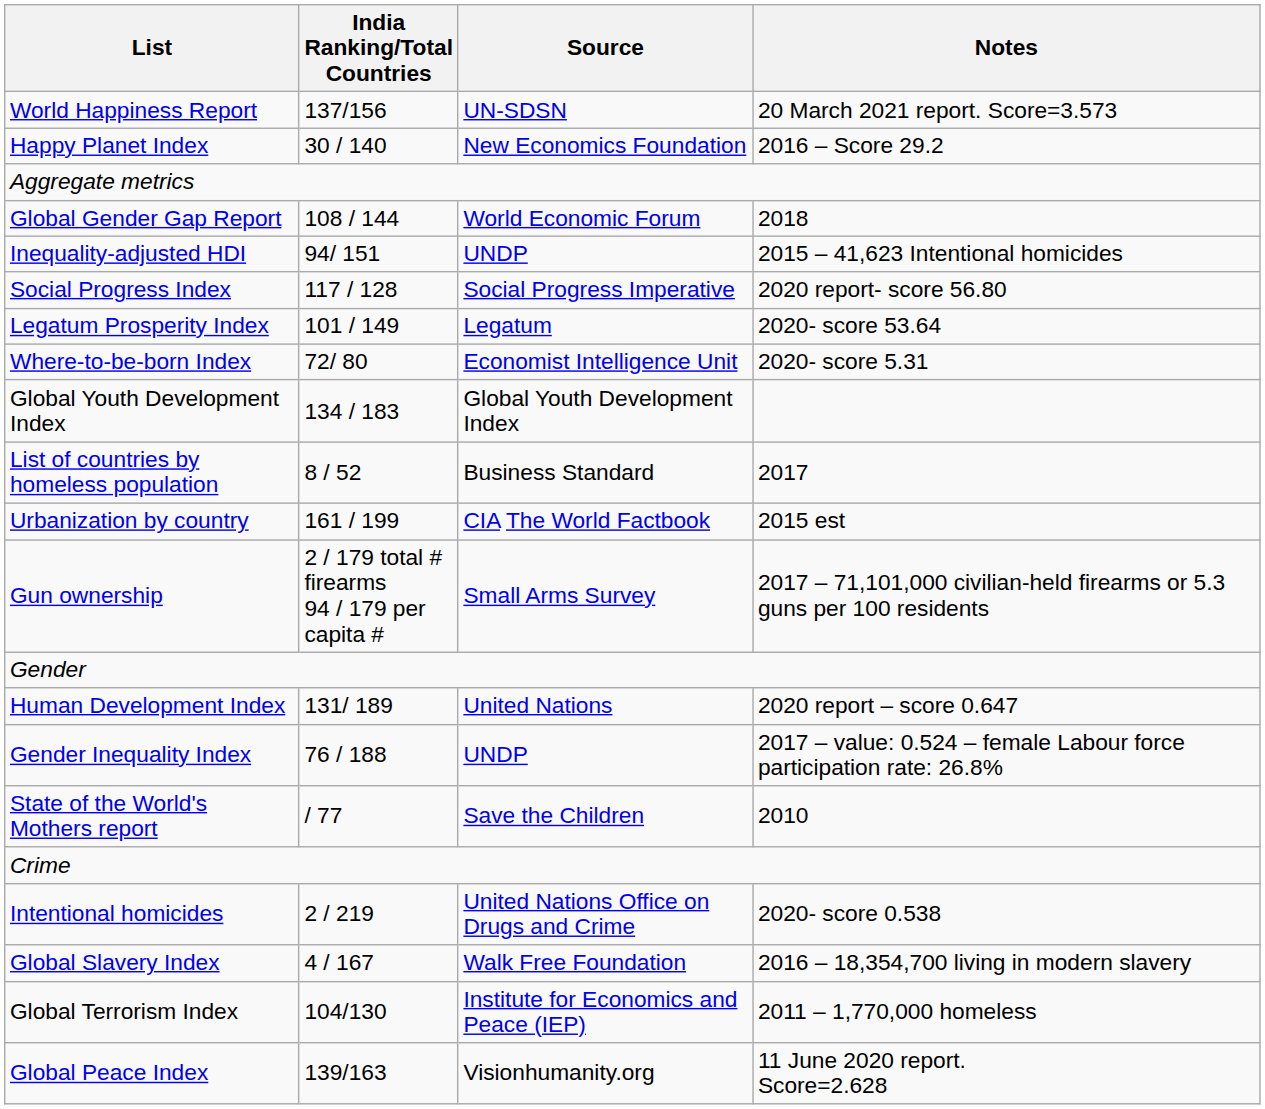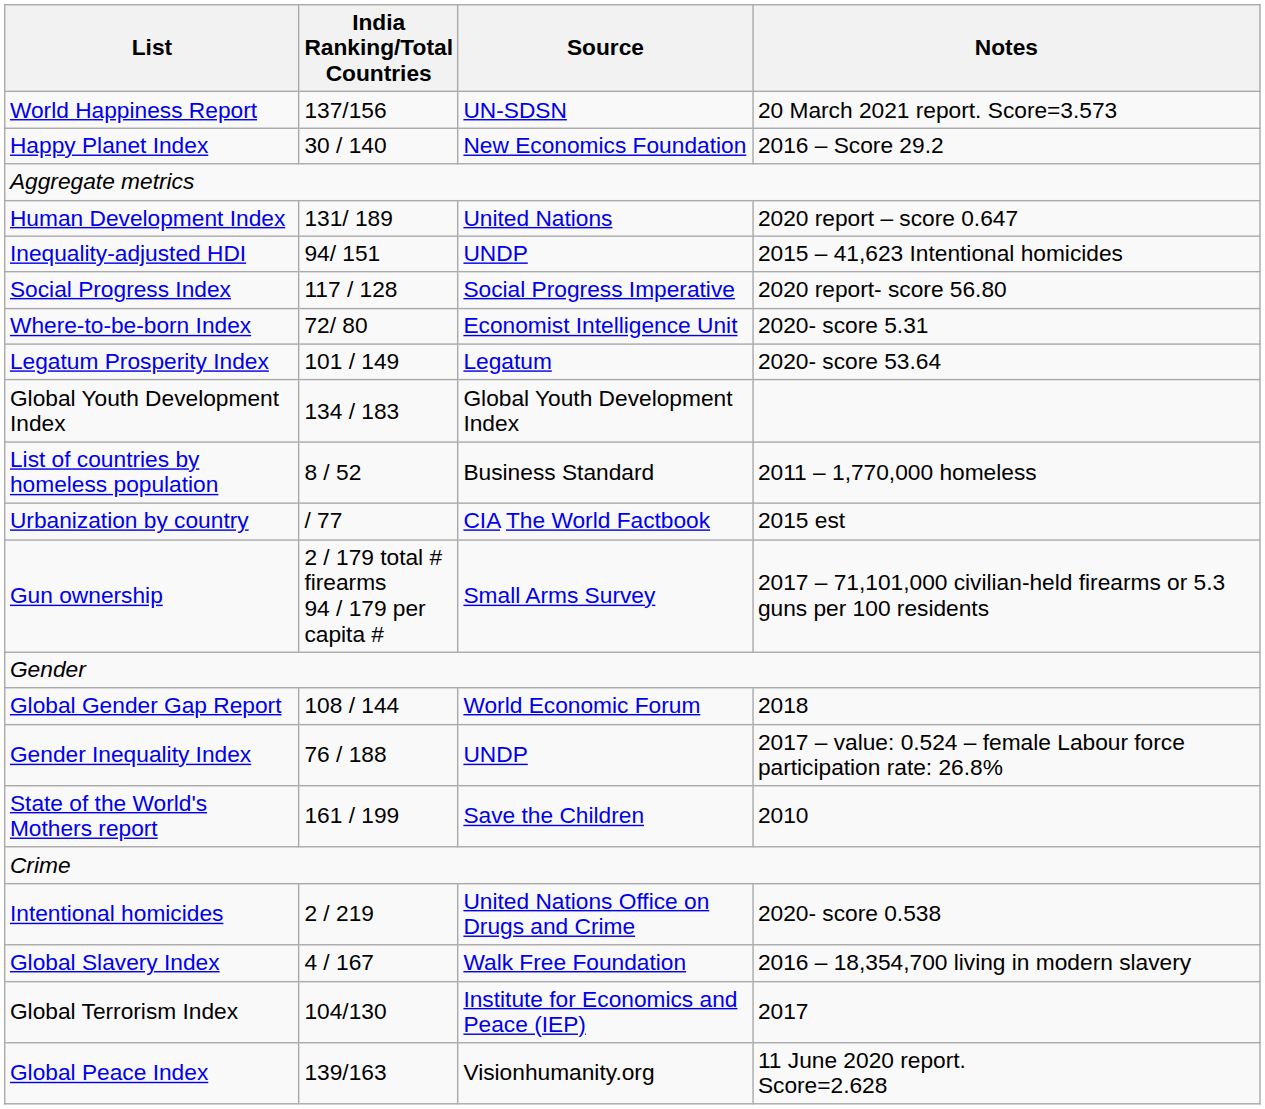rows swapped: (148, 705) <-> (146, 217)
rows swapped: (131, 361) <-> (139, 325)
(783, 472) 2017 -> (897, 472) 2011 – 1,770,000 homeless
(352, 521) 161 / 199 -> (323, 521) / 77
(323, 816) / 77 -> (352, 816) 161 / 199
(897, 1011) 2011 – 1,770,000 homeless -> (783, 1011) 2017
